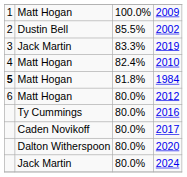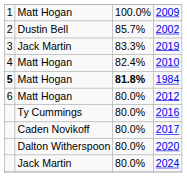(130, 29) 85.5% -> (130, 29) 85.7%
(130, 79) normal -> (130, 79) bold
